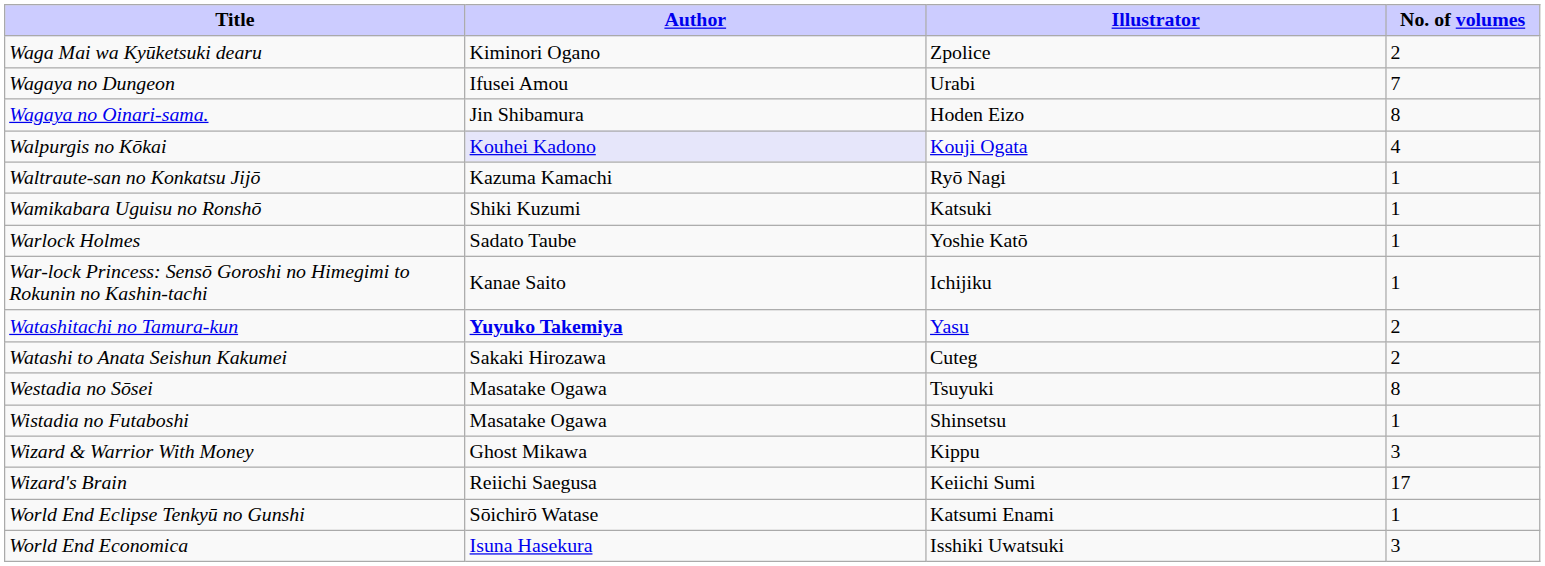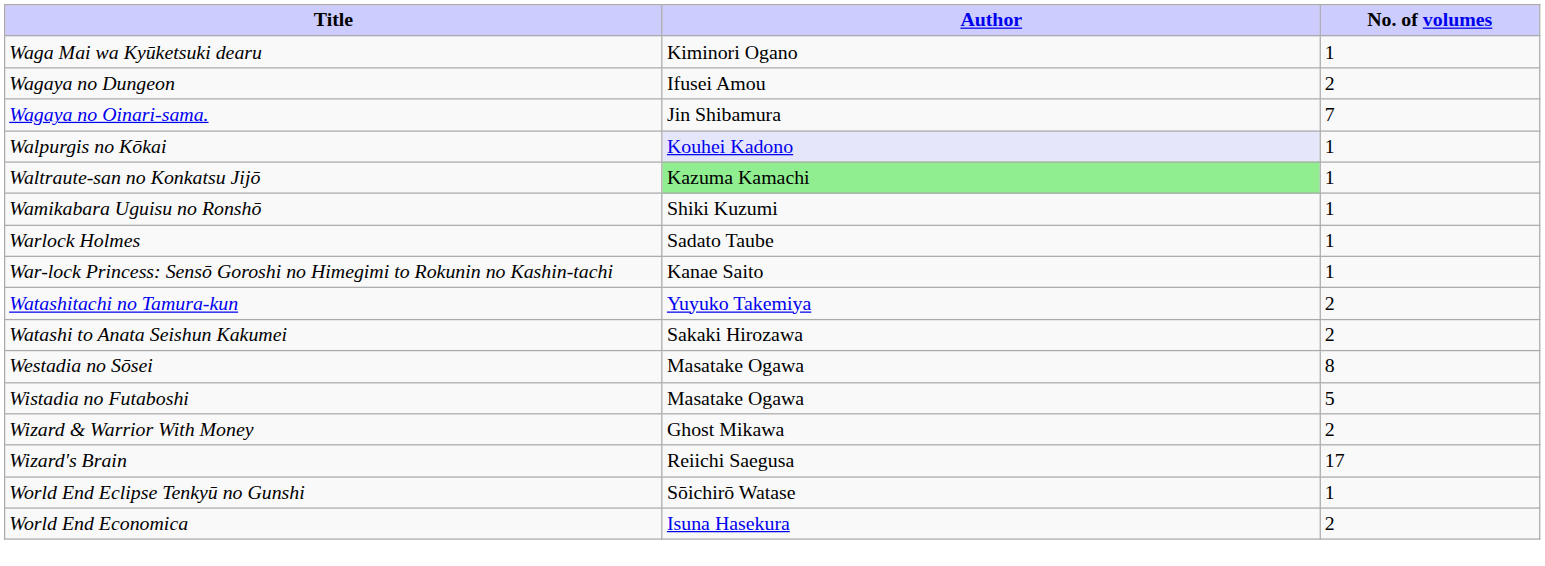- column: (1156, 20)
(1395, 51) 2 -> (1330, 51) 1
(1395, 83) 7 -> (1330, 83) 2
(1395, 114) 8 -> (1330, 114) 7
(1395, 146) 4 -> (1330, 146) 1
(541, 177) no background -> (738, 177) lightgreen background
(546, 325) bold -> (739, 303) normal
(1395, 420) 1 -> (1330, 397) 5
(1395, 451) 3 -> (1330, 429) 2
(1395, 545) 3 -> (1330, 523) 2
